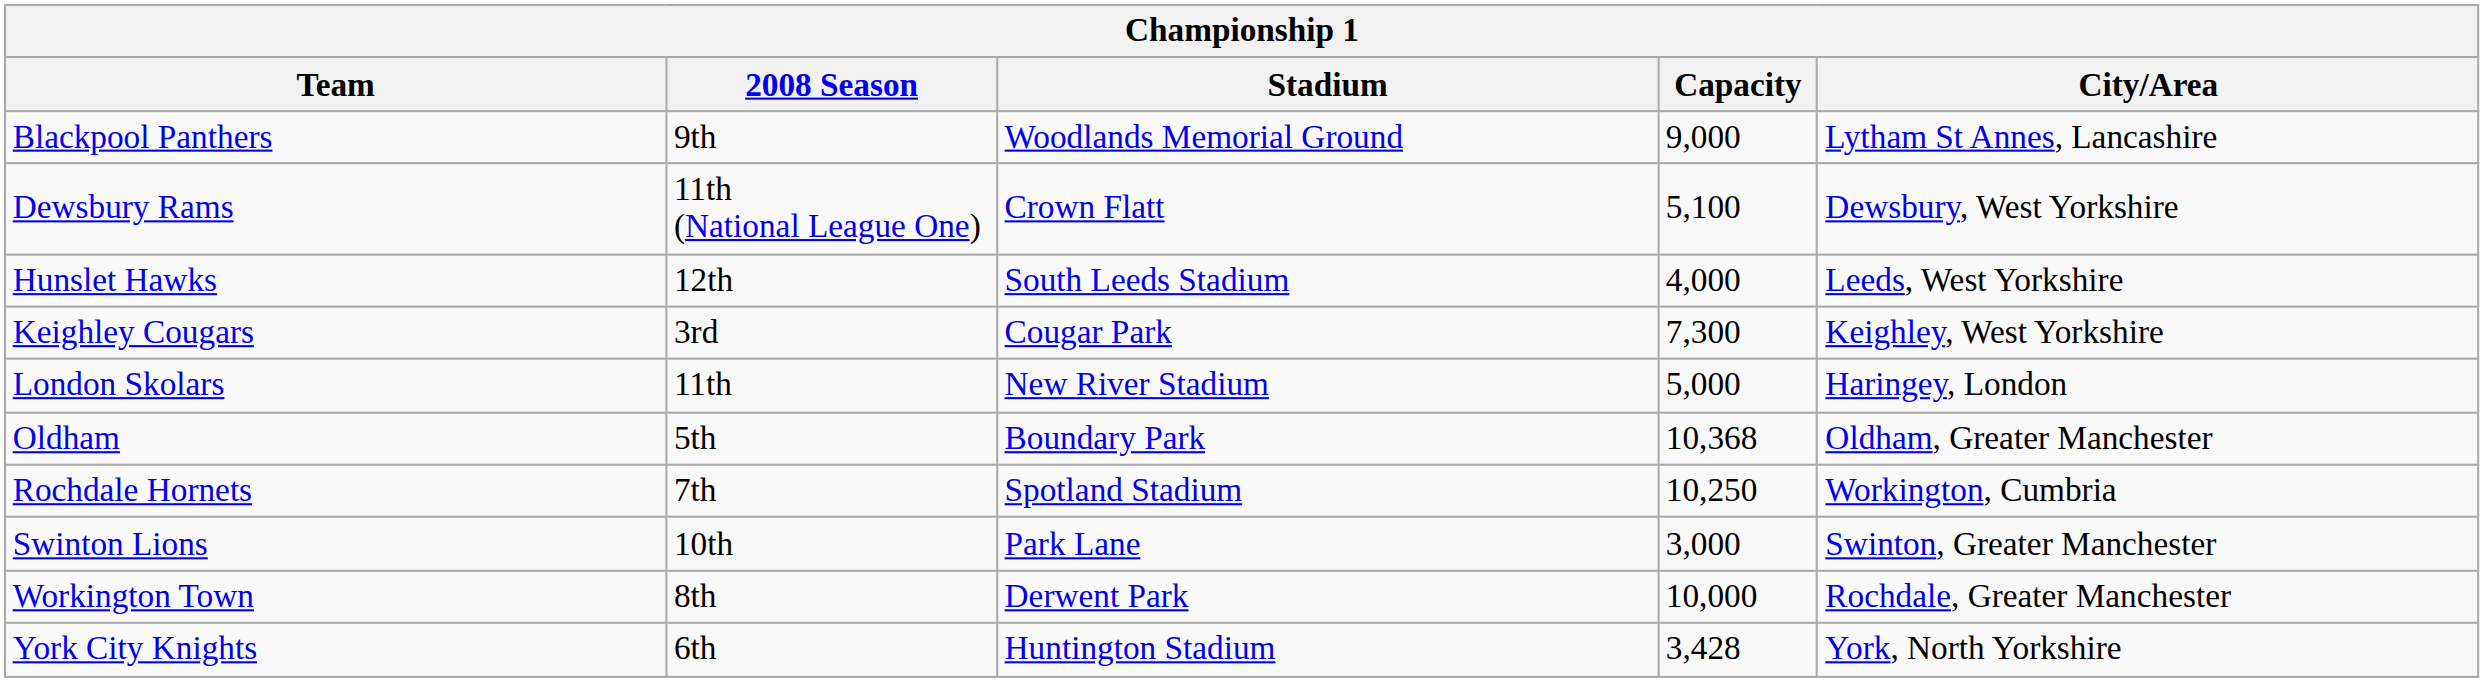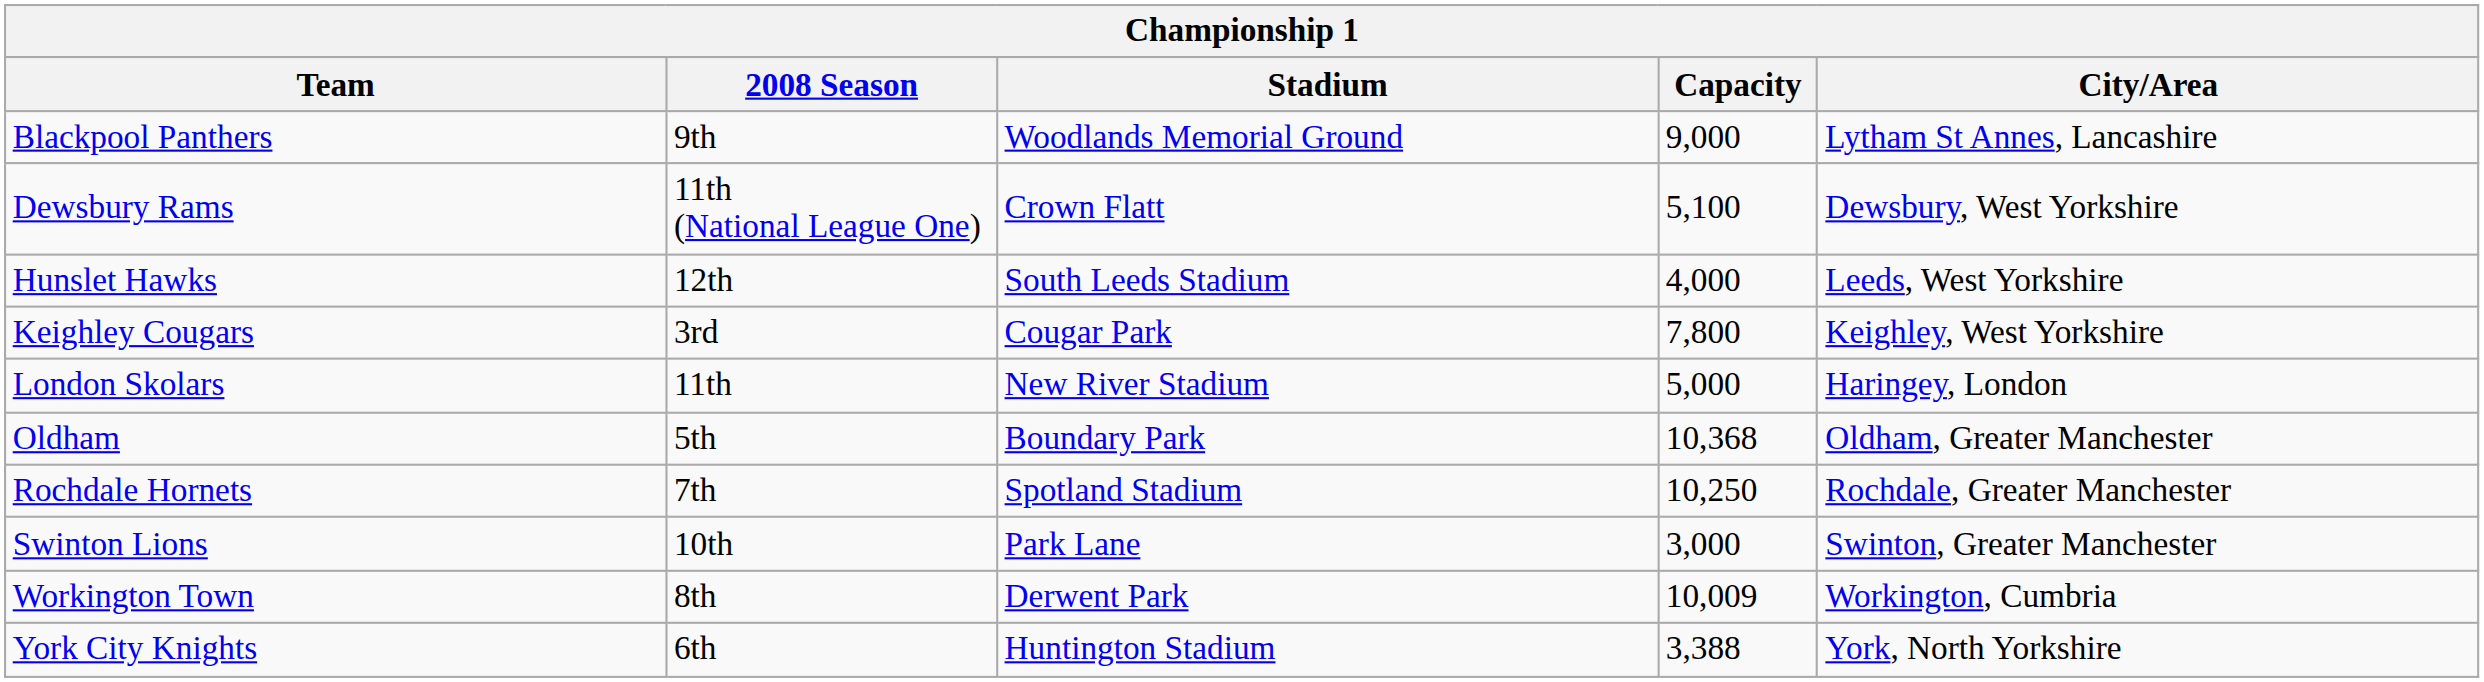(1703, 332) 7,300 -> (1703, 332) 7,800
(1971, 490) Workington, Cumbria -> (2028, 490) Rochdale, Greater Manchester
(1712, 596) 10,000 -> (1712, 596) 10,009
(2028, 596) Rochdale, Greater Manchester -> (1971, 596) Workington, Cumbria
(1703, 648) 3,428 -> (1703, 648) 3,388
